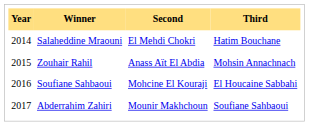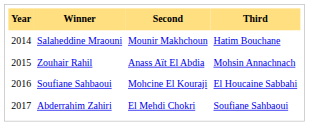(162, 41) El Mehdi Chokri -> (168, 41) Mounir Makhchoun
(168, 106) Mounir Makhchoun -> (162, 106) El Mehdi Chokri
